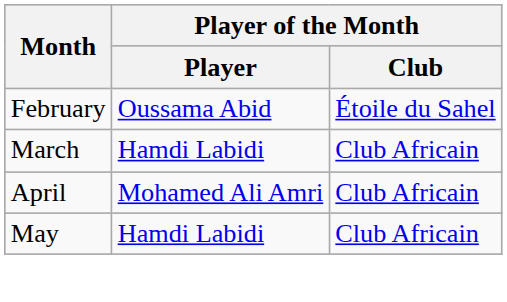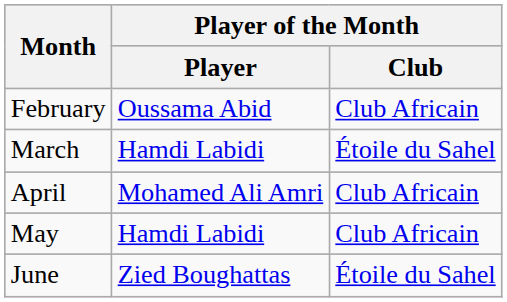(415, 108) Étoile du Sahel -> (407, 108) Club Africain
(407, 150) Club Africain -> (415, 150) Étoile du Sahel
+ row: (35, 274)
